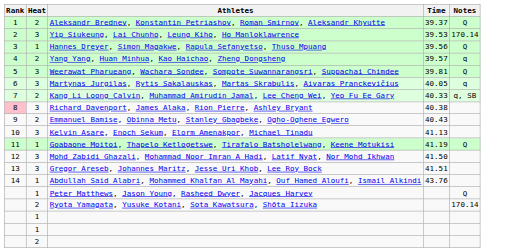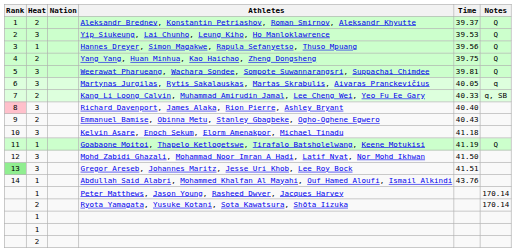+ column: (63, 11)
(465, 35) 170.14 -> (496, 35) Q
(436, 59) 39.57 -> (467, 59) 39.75
(465, 59) q -> (496, 59) Q
(436, 108) 40.38 -> (467, 108) 40.40
(436, 132) 41.13 -> (467, 132) 41.18
(15, 169) no background -> (15, 169) lightgreen background
(465, 193) Q -> (496, 193) 170.14
